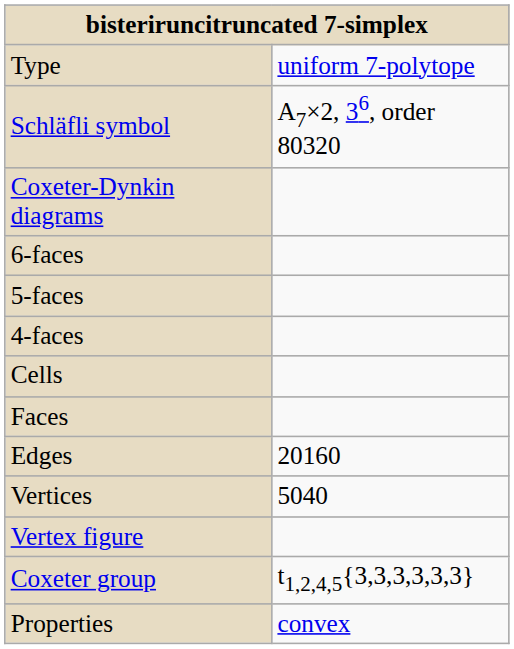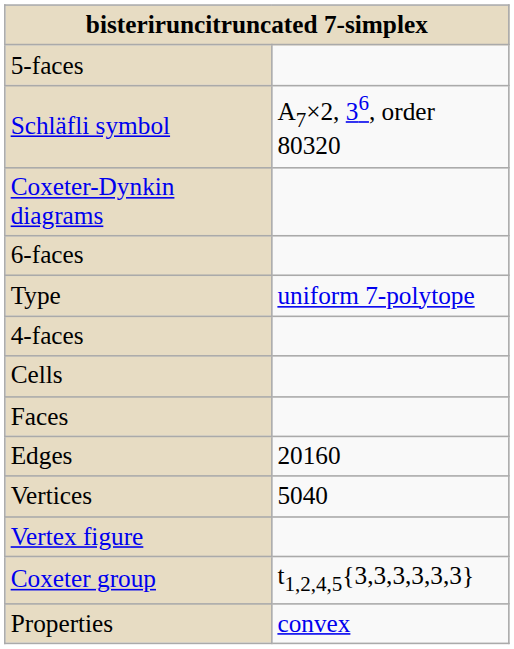rows swapped: (36, 64) <-> (47, 295)
